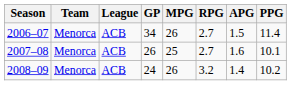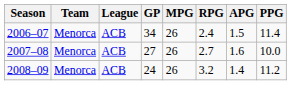(206, 32) 2.7 -> (206, 32) 2.4
(150, 51) 26 -> (150, 51) 27
(172, 51) 25 -> (172, 51) 26
(270, 51) 10.1 -> (270, 51) 10.0
(270, 70) 10.2 -> (270, 70) 11.2
